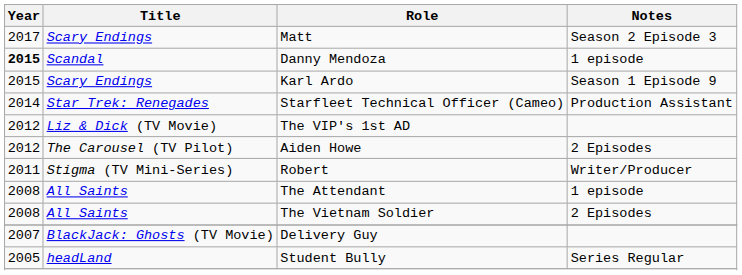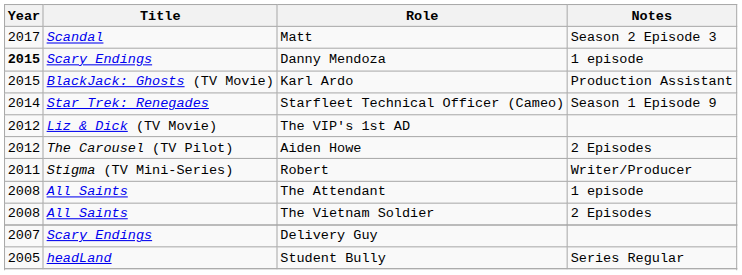(99, 38) Scary Endings -> (75, 38) Scandal
(75, 60) Scandal -> (99, 60) Scary Endings
(99, 82) Scary Endings -> (160, 82) BlackJack: Ghosts (TV Movie)
(644, 82) Season 1 Episode 9 -> (652, 82) Production Assistant
(652, 104) Production Assistant -> (644, 104) Season 1 Episode 9
(160, 236) BlackJack: Ghosts (TV Movie) -> (99, 236) Scary Endings
